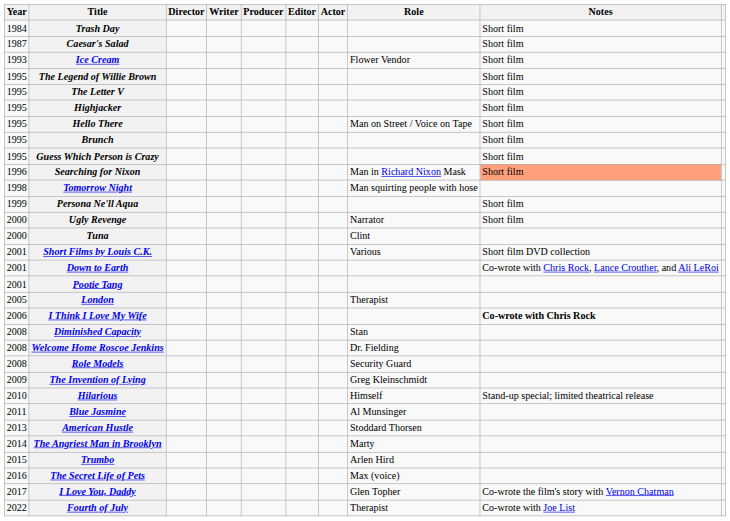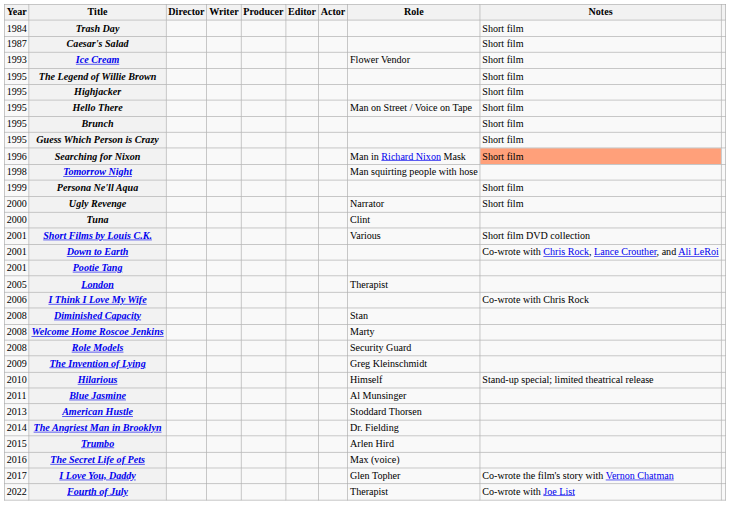- row: (98, 92)
(539, 316) bold -> (536, 300) normal
(374, 348) Dr. Fielding -> (362, 332) Marty
(362, 444) Marty -> (374, 428) Dr. Fielding
